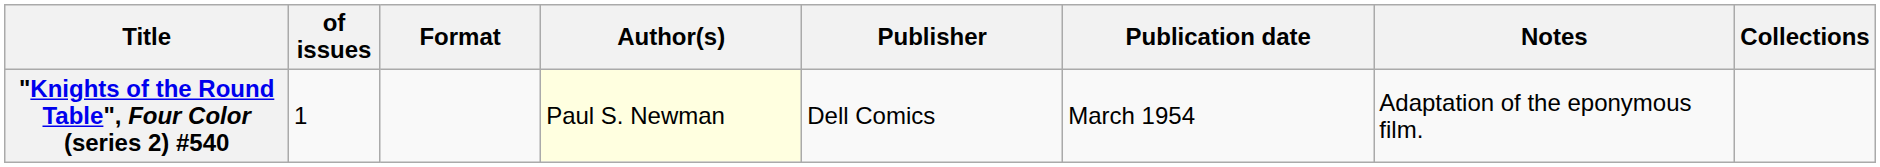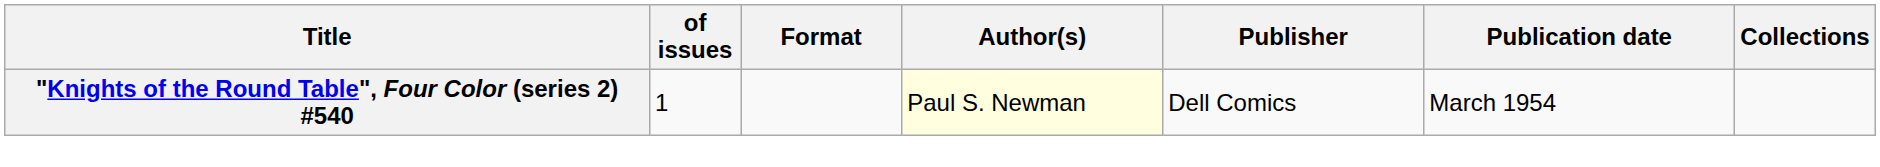- column: (1554, 37)
